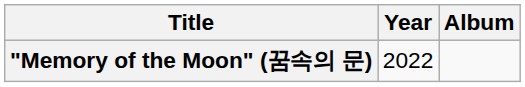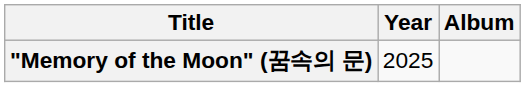(408, 60) 2022 -> (408, 60) 2025
